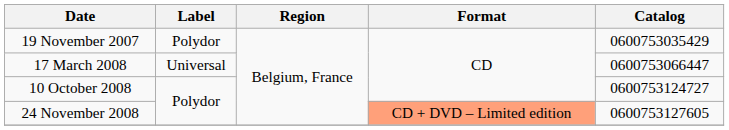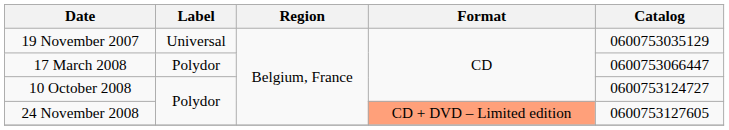(196, 40) Polydor -> (196, 40) Universal
(660, 40) 0600753035429 -> (660, 40) 0600753035129
(196, 64) Universal -> (196, 64) Polydor
